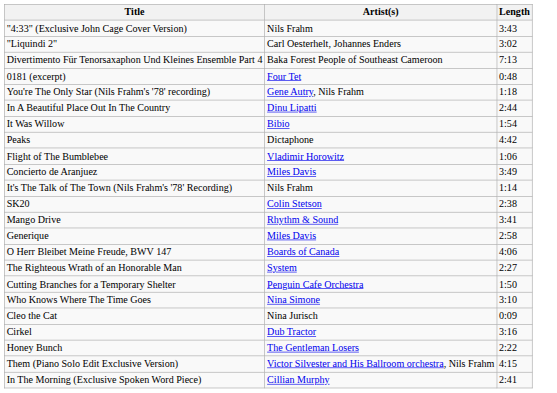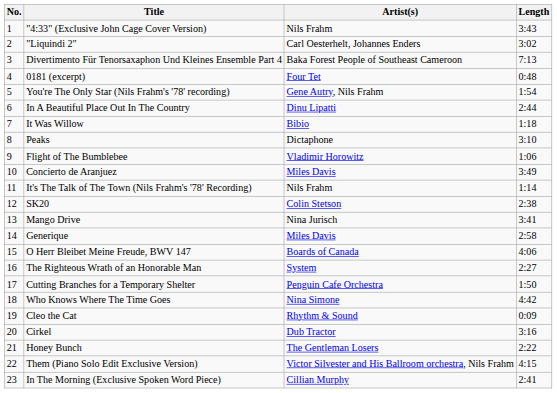+ column: (14, 12)
(508, 92) 1:18 -> (527, 92) 1:54
(508, 124) 1:54 -> (527, 124) 1:18
(508, 140) 4:42 -> (527, 140) 3:10
(303, 220) Rhythm & Sound -> (312, 220) Nina Jurisch
(508, 300) 3:10 -> (527, 300) 4:42
(292, 316) Nina Jurisch -> (322, 316) Rhythm & Sound
